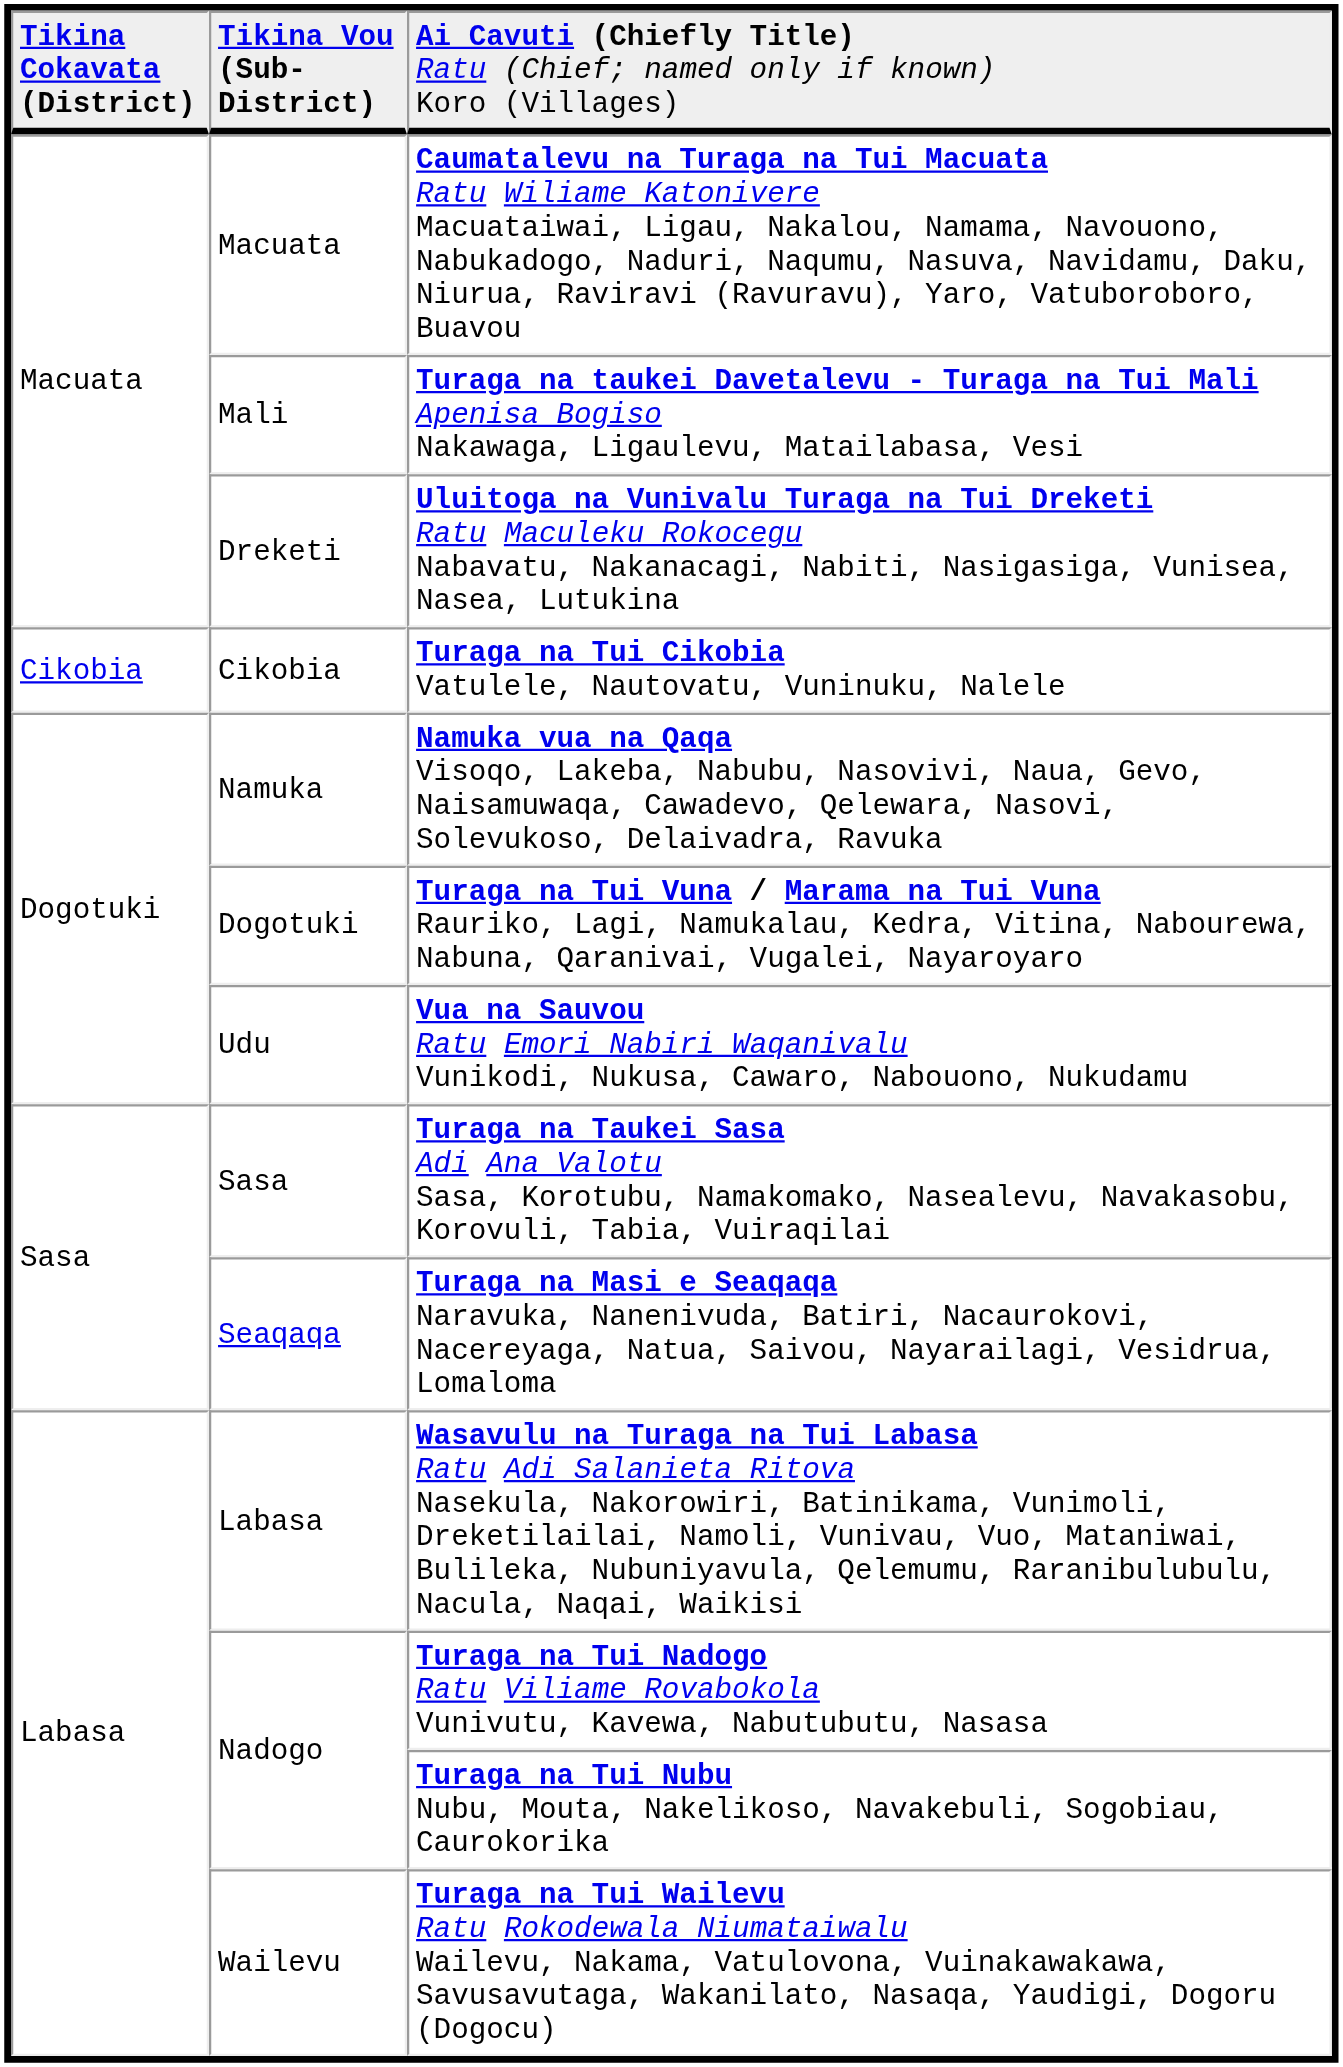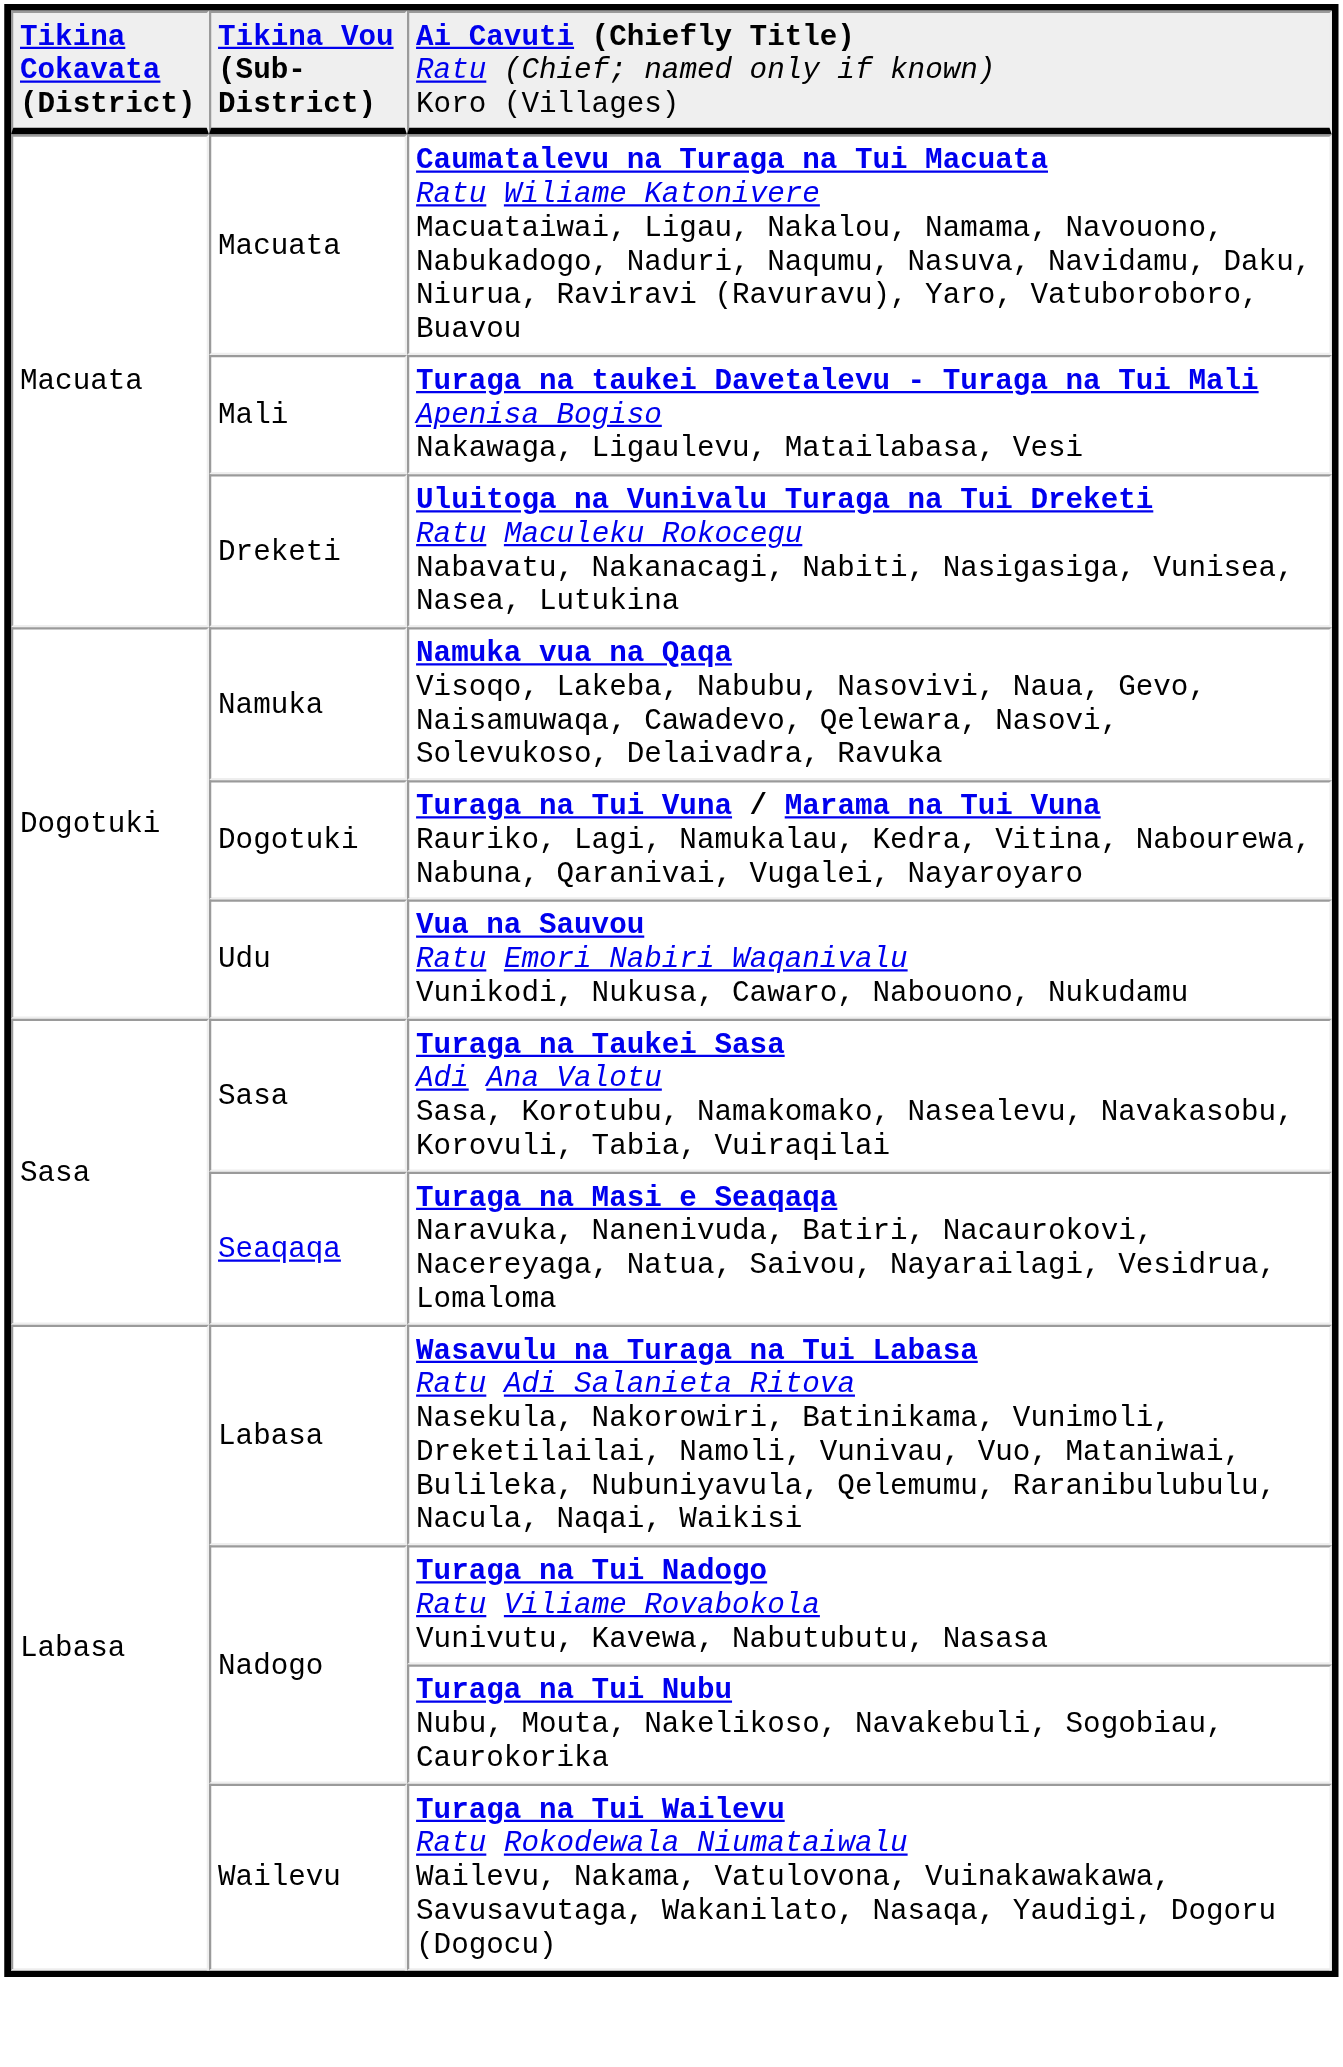- row: (741, 670)
